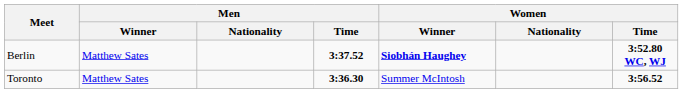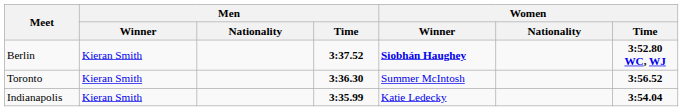(115, 55) Matthew Sates -> (112, 55) Kieran Smith
(115, 79) Matthew Sates -> (112, 79) Kieran Smith
+ row: (35, 97)
